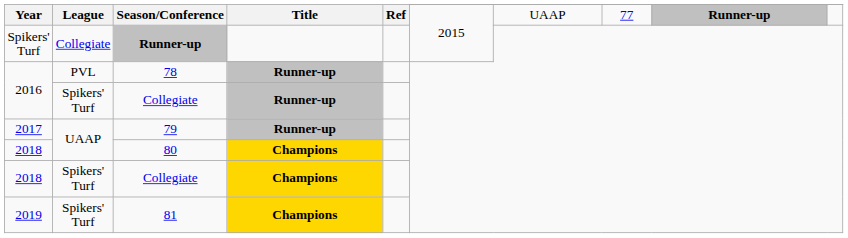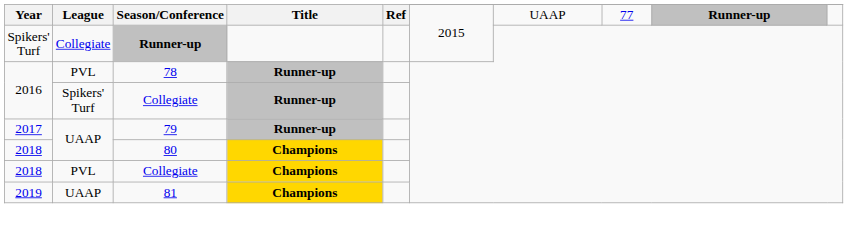(83, 178) Spikers' Turf -> (83, 171) PVL
(83, 214) Spikers' Turf -> (83, 192) UAAP
